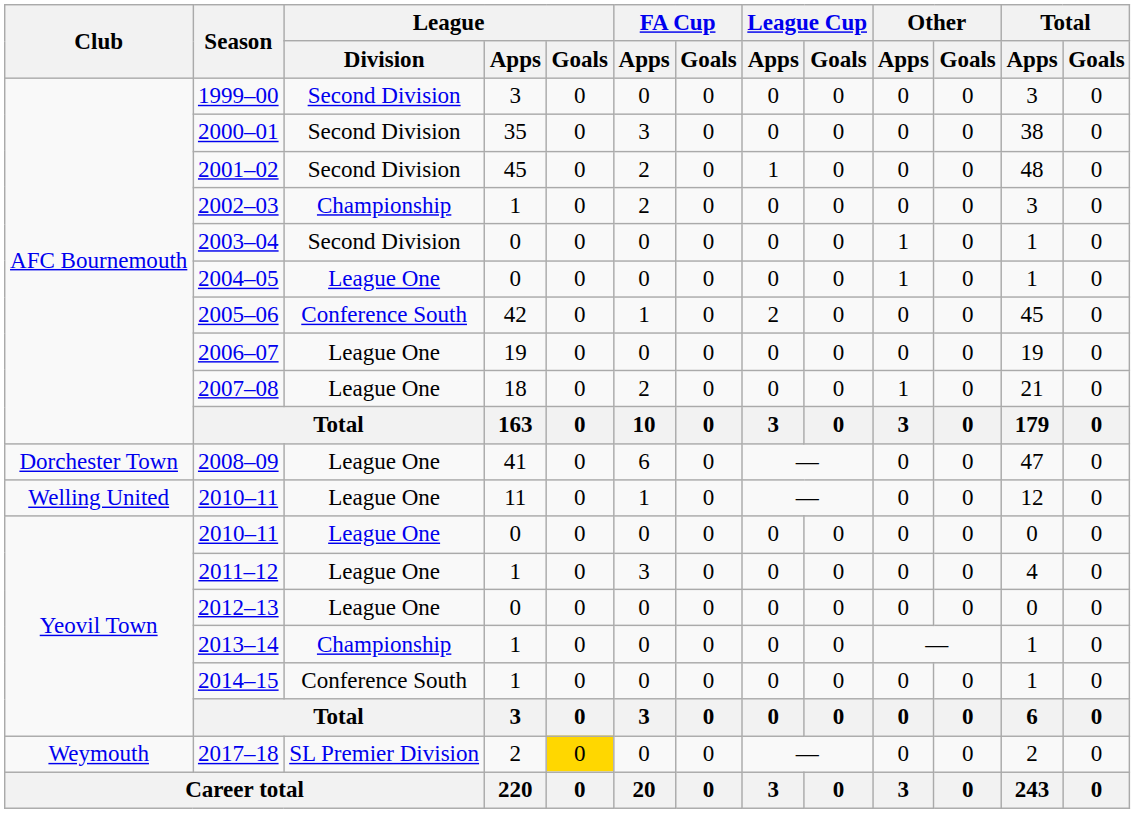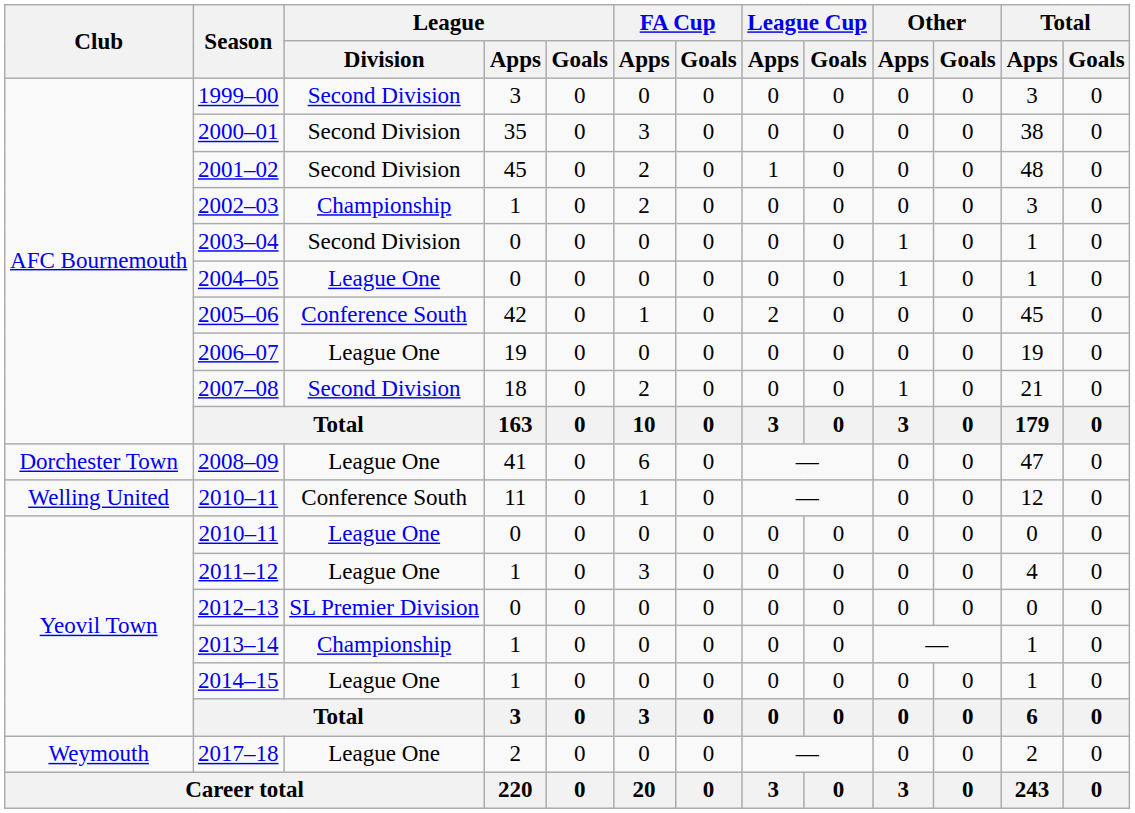(384, 388) League One -> (384, 388) Second Division
(384, 497) League One -> (384, 497) Conference South
(384, 607) League One -> (384, 607) SL Premier Division
(384, 680) Conference South -> (384, 680) League One
(384, 753) SL Premier Division -> (384, 753) League One
(580, 753) gold background -> (580, 753) no background
